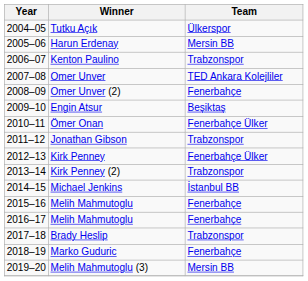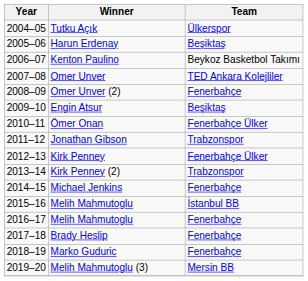(211, 44) Mersin BB -> (207, 44) Beşiktaş
(216, 60) Trabzonspor -> (244, 60) Beykoz Basketbol Takımı
(213, 188) İstanbul BB -> (214, 188) Fenerbahçe
(214, 204) Fenerbahçe -> (213, 204) İstanbul BB
(216, 236) Trabzonspor -> (214, 236) Fenerbahçe
